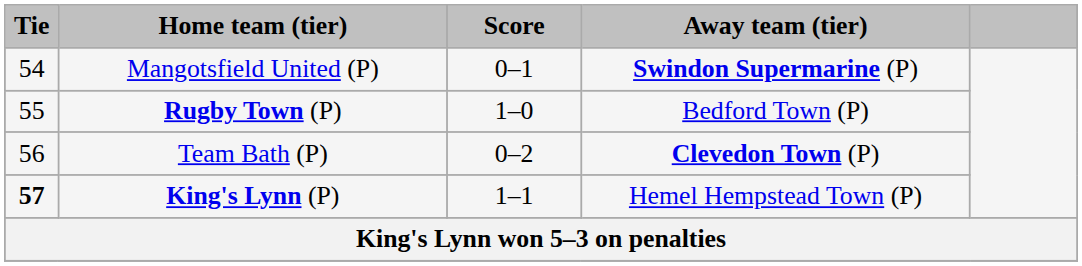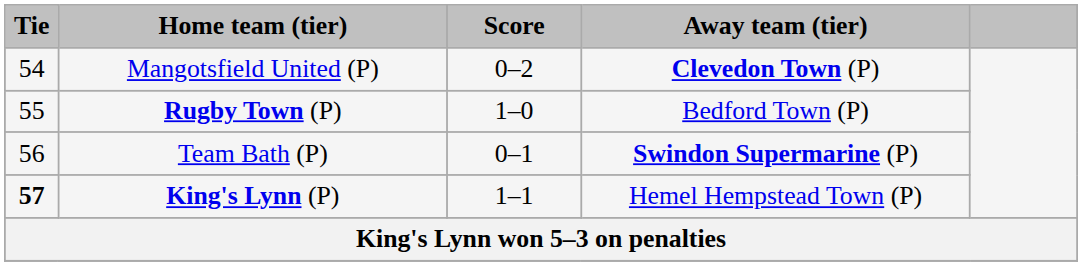(514, 68) 0–1 -> (514, 68) 0–2
(776, 68) Swindon Supermarine (P) -> (776, 68) Clevedon Town (P)
(514, 153) 0–2 -> (514, 153) 0–1
(776, 153) Clevedon Town (P) -> (776, 153) Swindon Supermarine (P)
